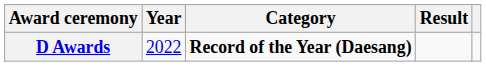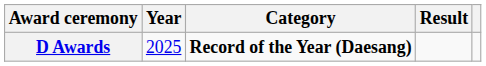(164, 46) 2022 -> (164, 46) 2025
